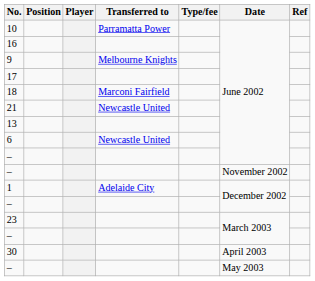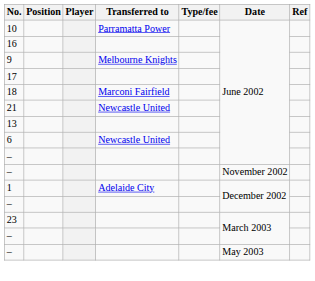- row: (12, 252)
